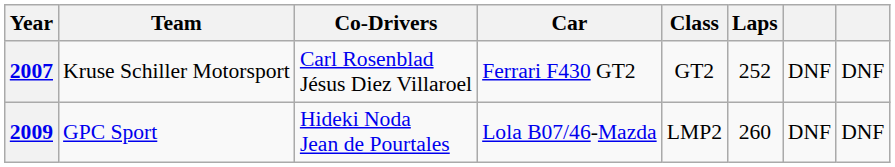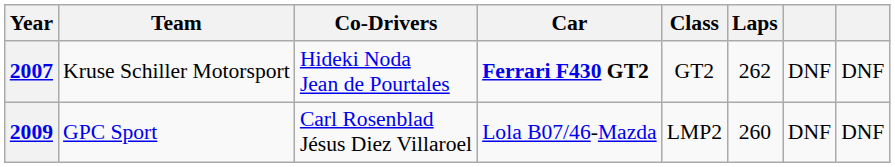(386, 71) Carl Rosenblad Jésus Diez Villaroel -> (375, 71) Hideki Noda Jean de Pourtales
(559, 71) normal -> (566, 71) bold
(755, 71) 252 -> (755, 71) 262
(375, 132) Hideki Noda Jean de Pourtales -> (386, 132) Carl Rosenblad Jésus Diez Villaroel
